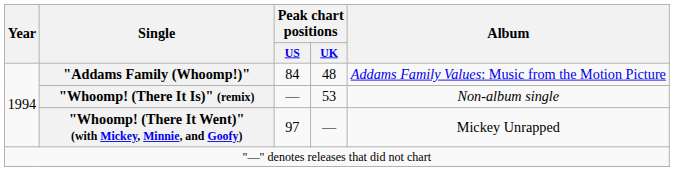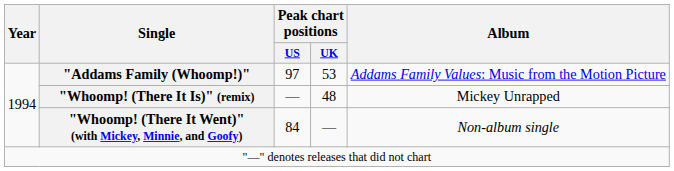(292, 74) 84 -> (292, 74) 97
(329, 74) 48 -> (329, 74) 53
(329, 96) 53 -> (329, 96) 48
(508, 96) Non-album single -> (508, 96) Mickey Unrapped
(292, 127) 97 -> (292, 127) 84
(508, 127) Mickey Unrapped -> (508, 127) Non-album single
